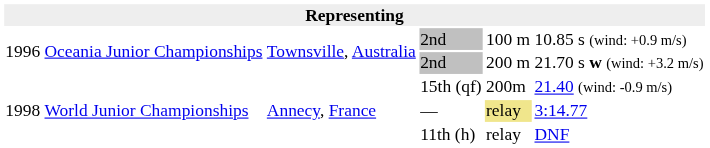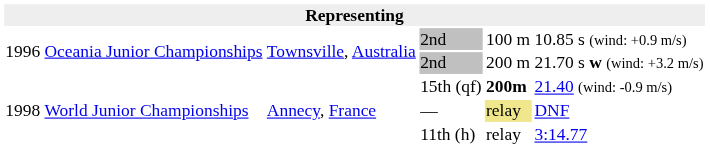(506, 86) normal -> (506, 86) bold
(561, 110) 3:14.77 -> (552, 110) DNF
(552, 134) DNF -> (561, 134) 3:14.77
